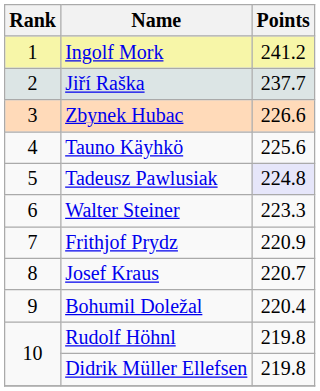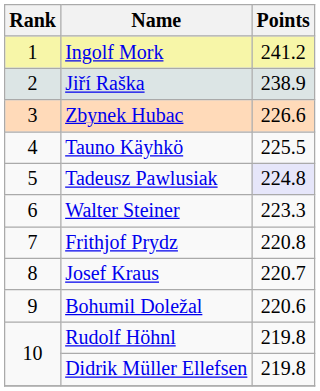(283, 83) 237.7 -> (283, 83) 238.9
(283, 147) 225.6 -> (283, 147) 225.5
(283, 242) 220.9 -> (283, 242) 220.8
(283, 305) 220.4 -> (283, 305) 220.6
